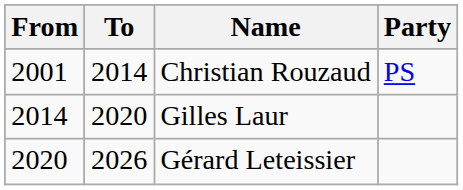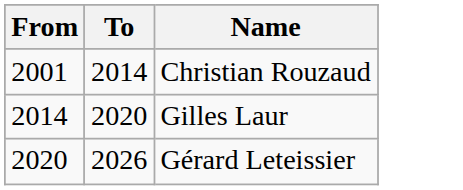- column: (417, 26)
